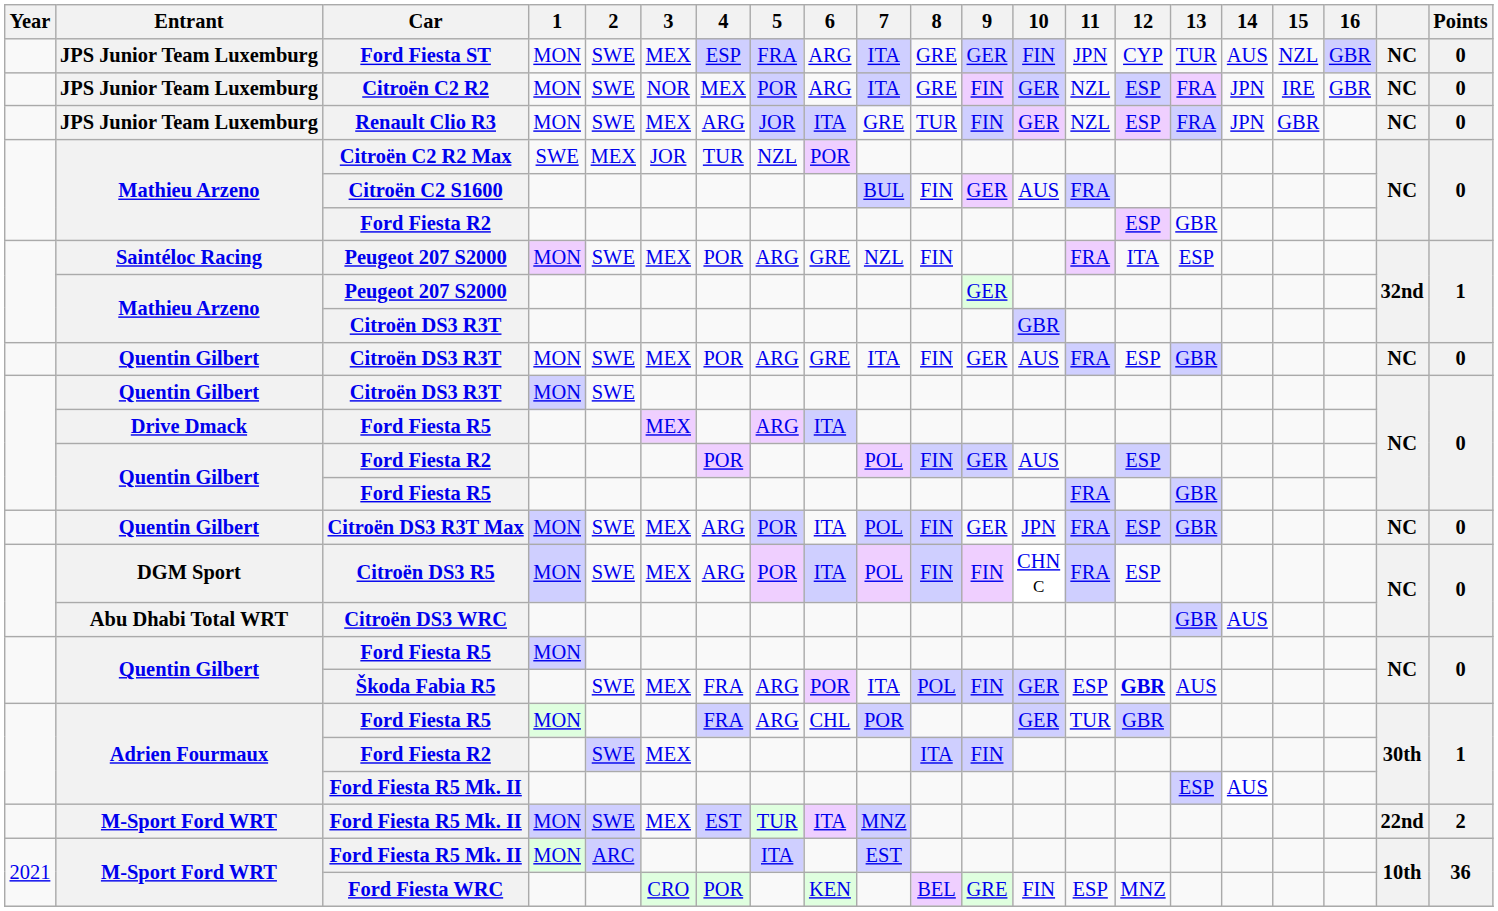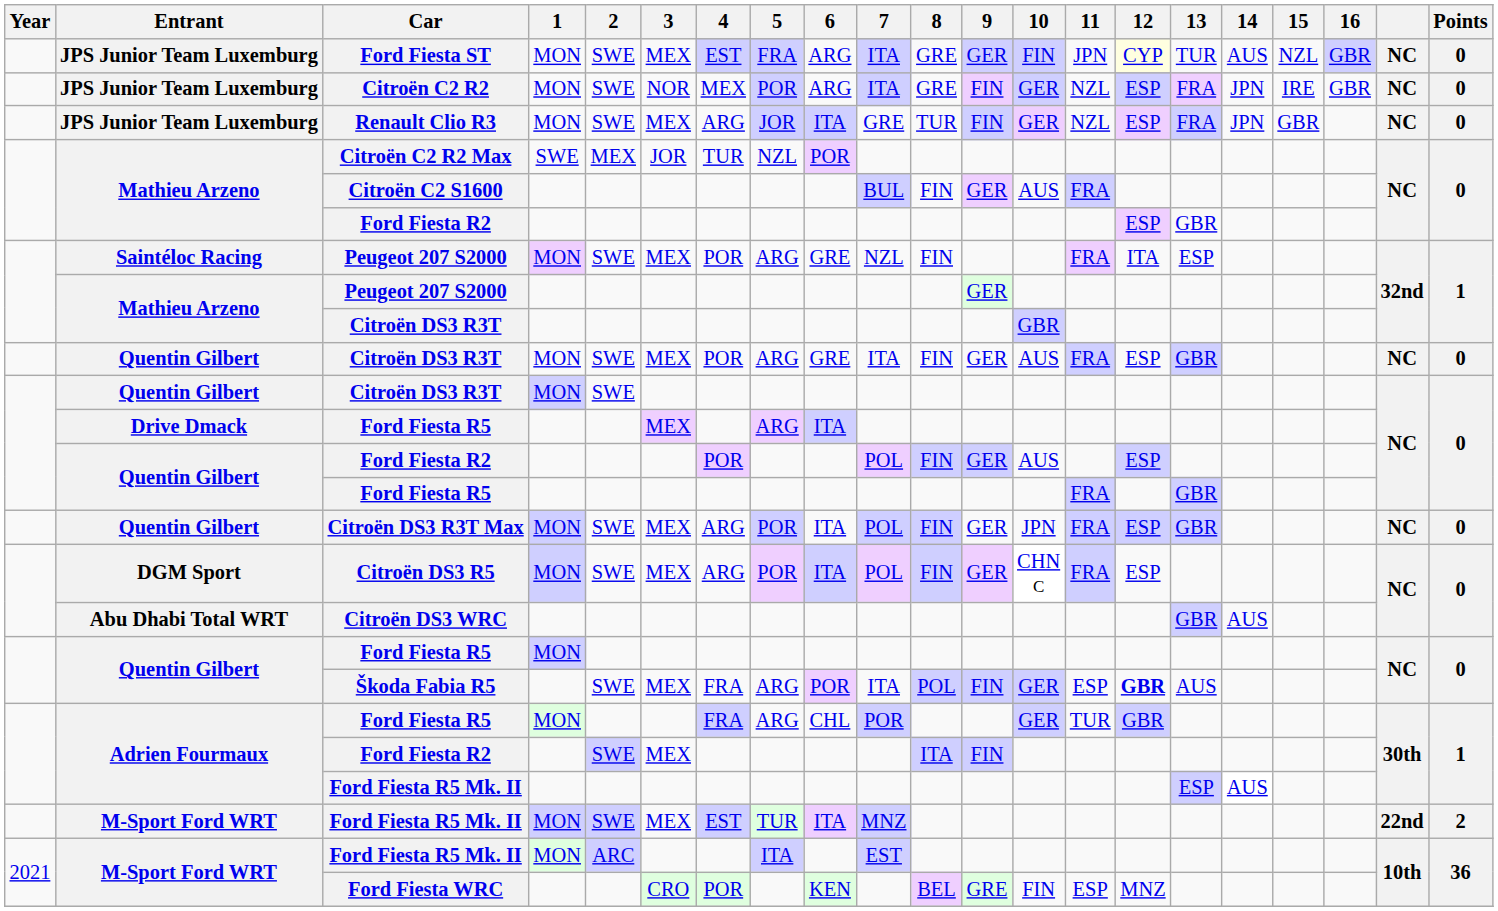(723, 55) ESP -> (723, 55) EST
(1143, 55) no background -> (1143, 55) lightyellow background
(987, 573) FIN -> (987, 573) GER
